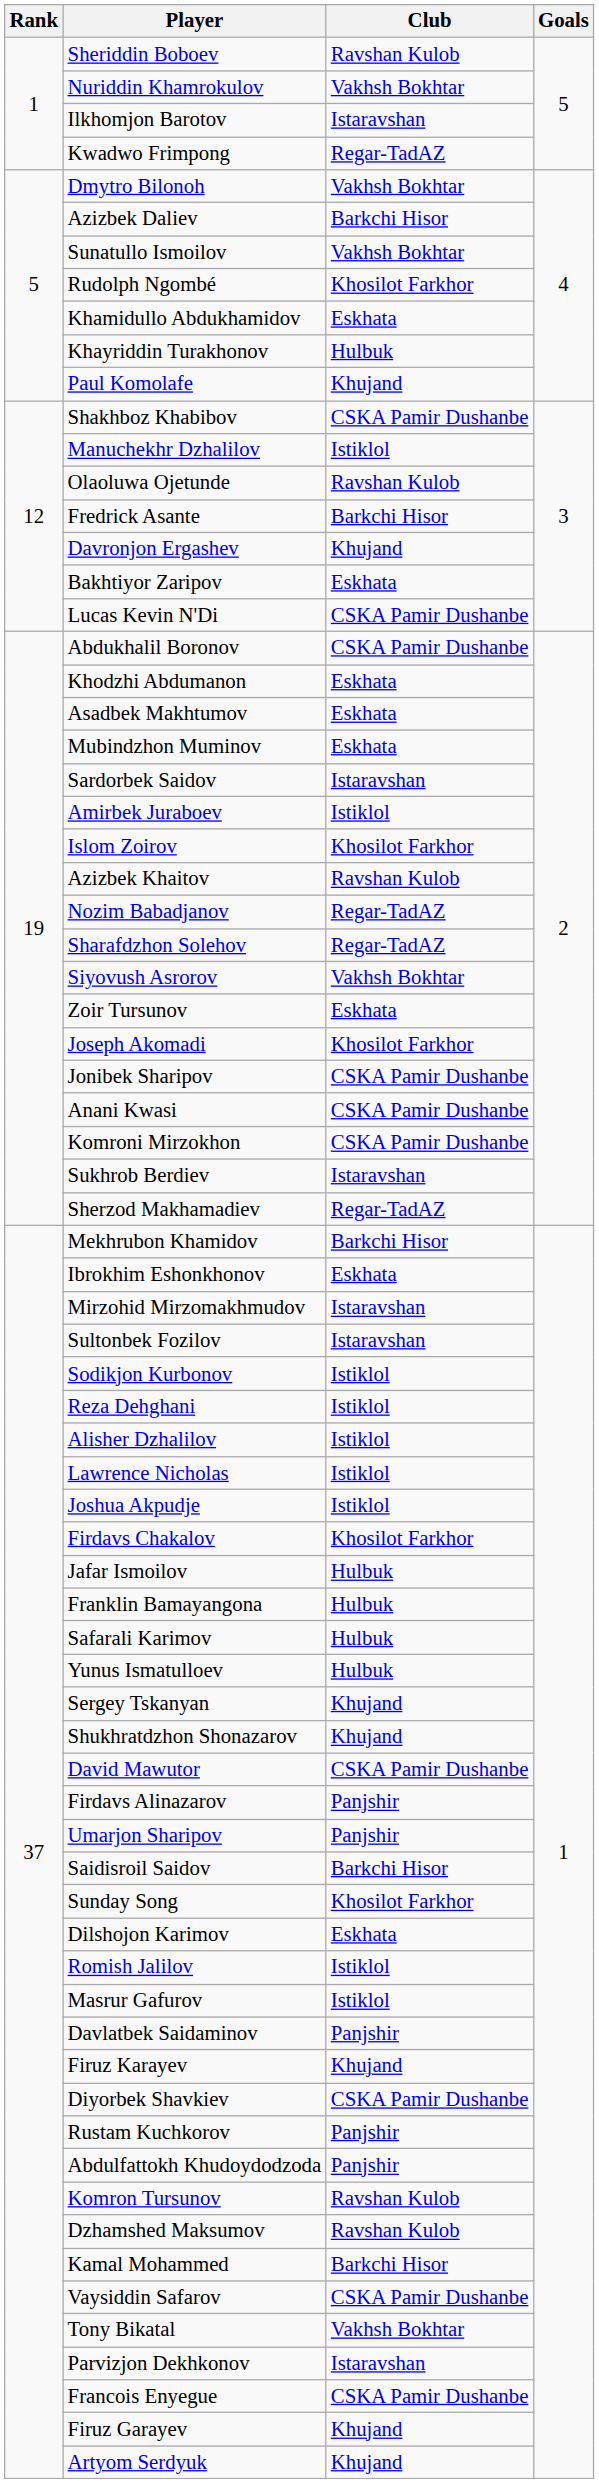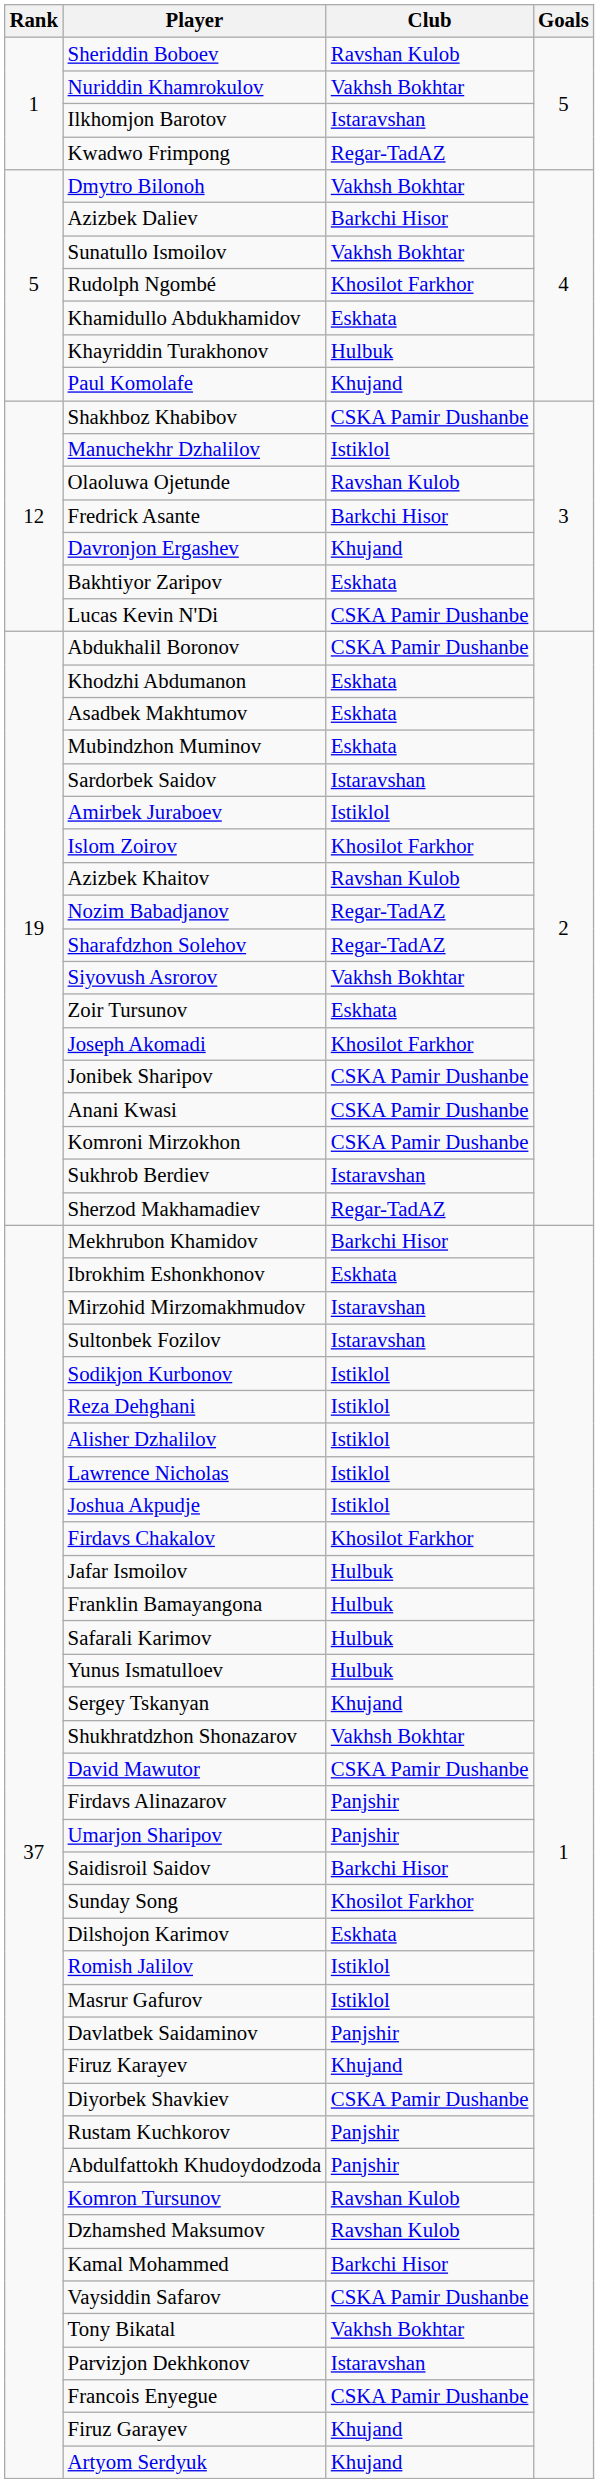(367, 1736) Khujand -> (398, 1736) Vakhsh Bokhtar
